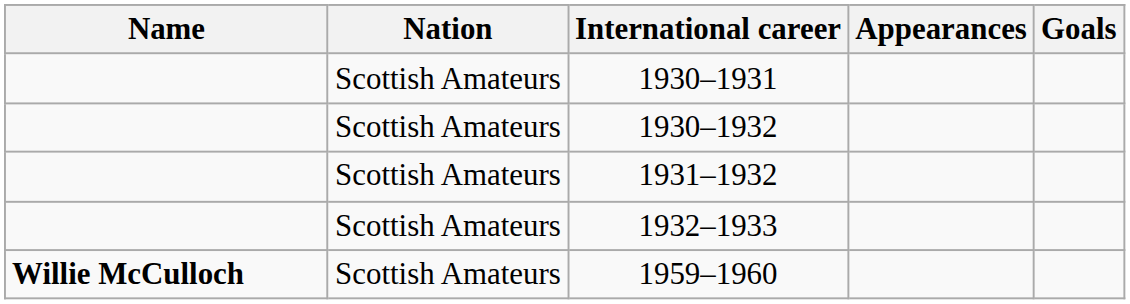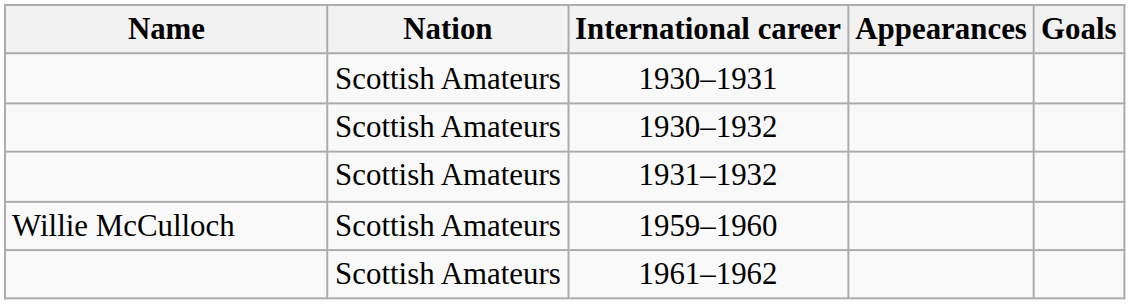- row: (708, 224)
(128, 273) bold -> (123, 224) normal
+ row: (708, 273)
